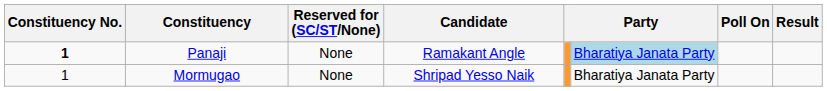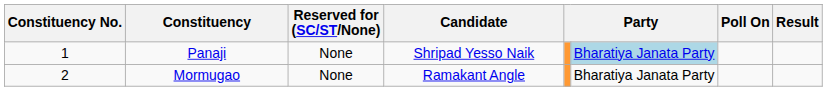(65, 53) bold -> (65, 53) normal
(474, 53) Ramakant Angle -> (474, 53) Shripad Yesso Naik
(65, 75) 1 -> (65, 75) 2
(474, 75) Shripad Yesso Naik -> (474, 75) Ramakant Angle
